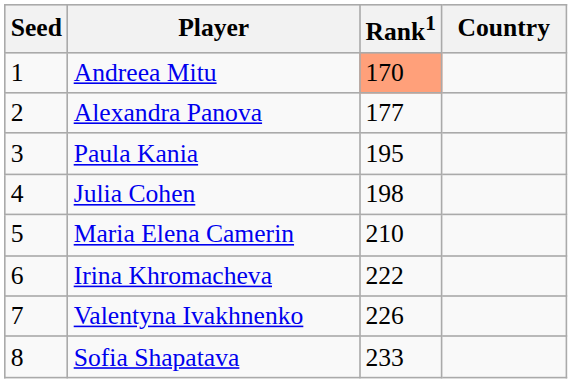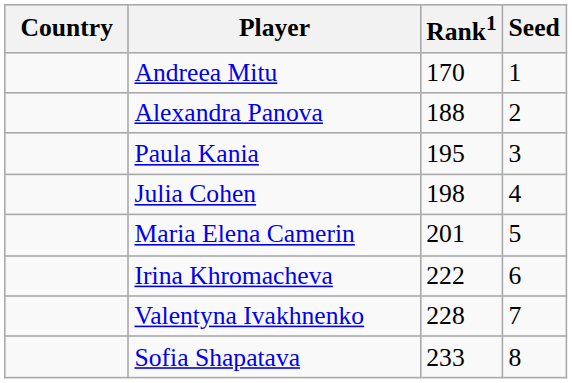columns swapped: (504, 28) <-> (36, 28)
(385, 72) lightsalmon background -> (446, 72) no background
(385, 112) 177 -> (446, 112) 188
(385, 234) 210 -> (446, 234) 201
(385, 315) 226 -> (446, 315) 228
